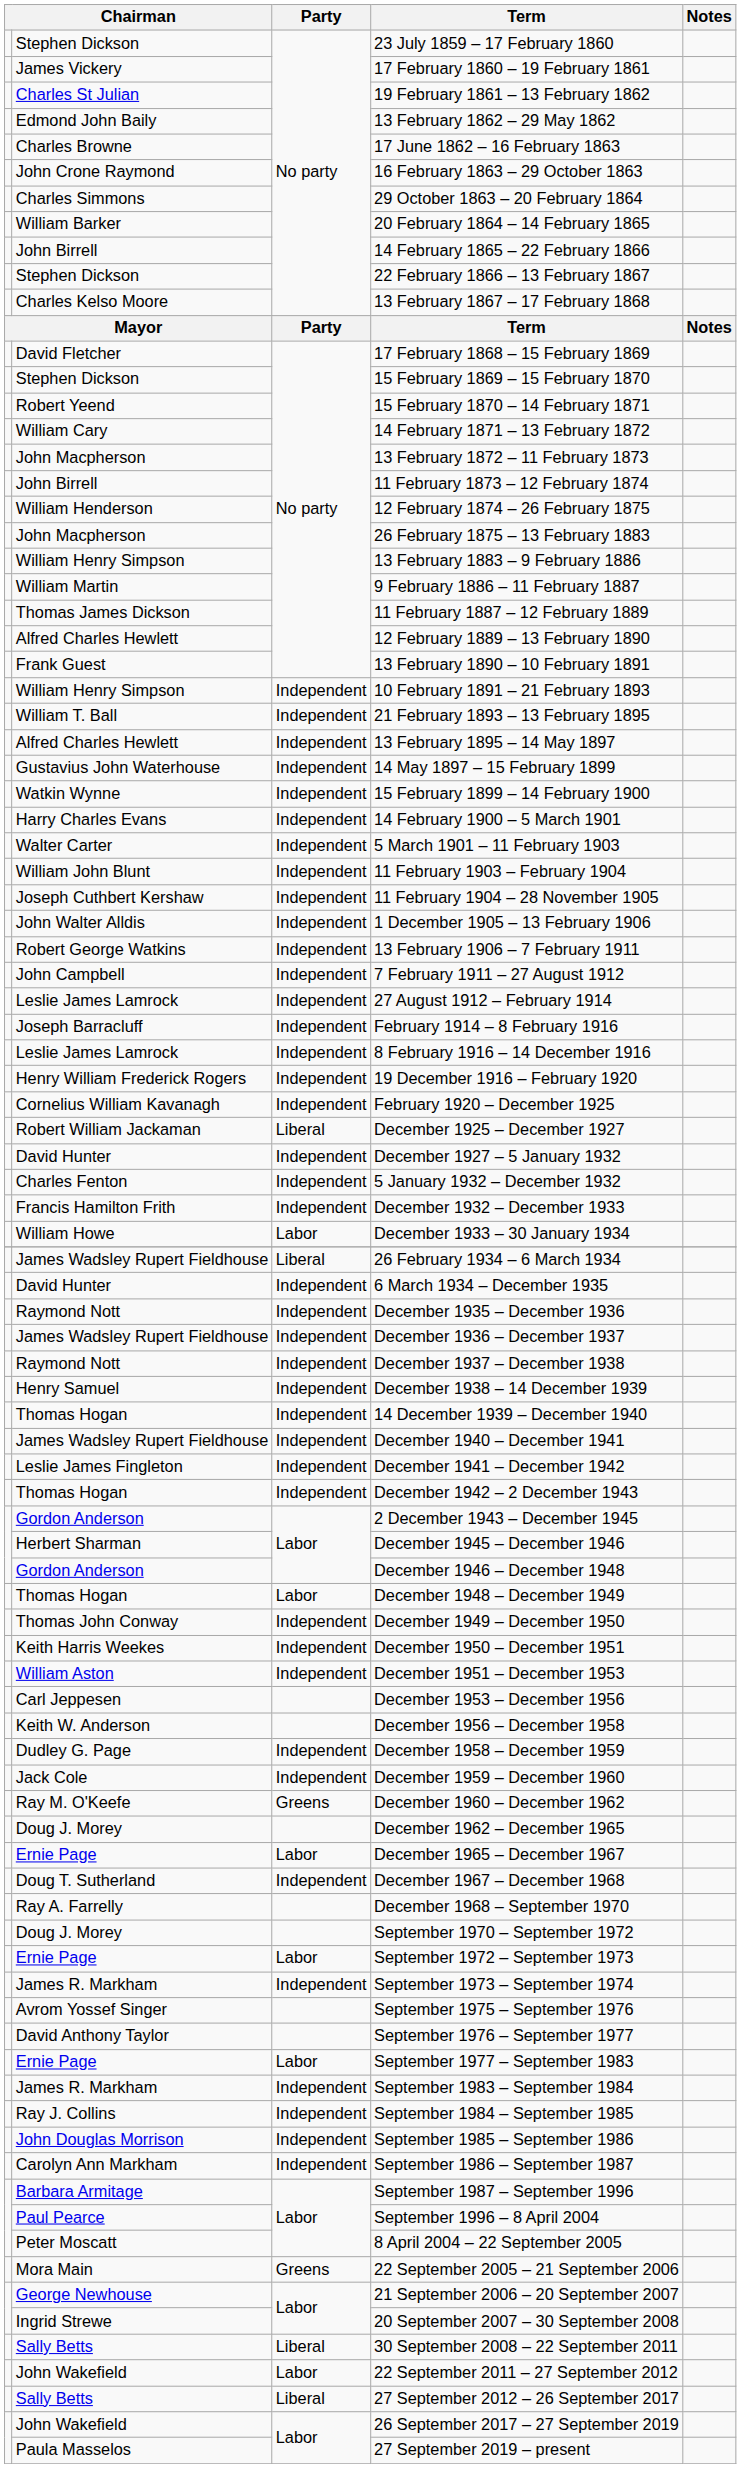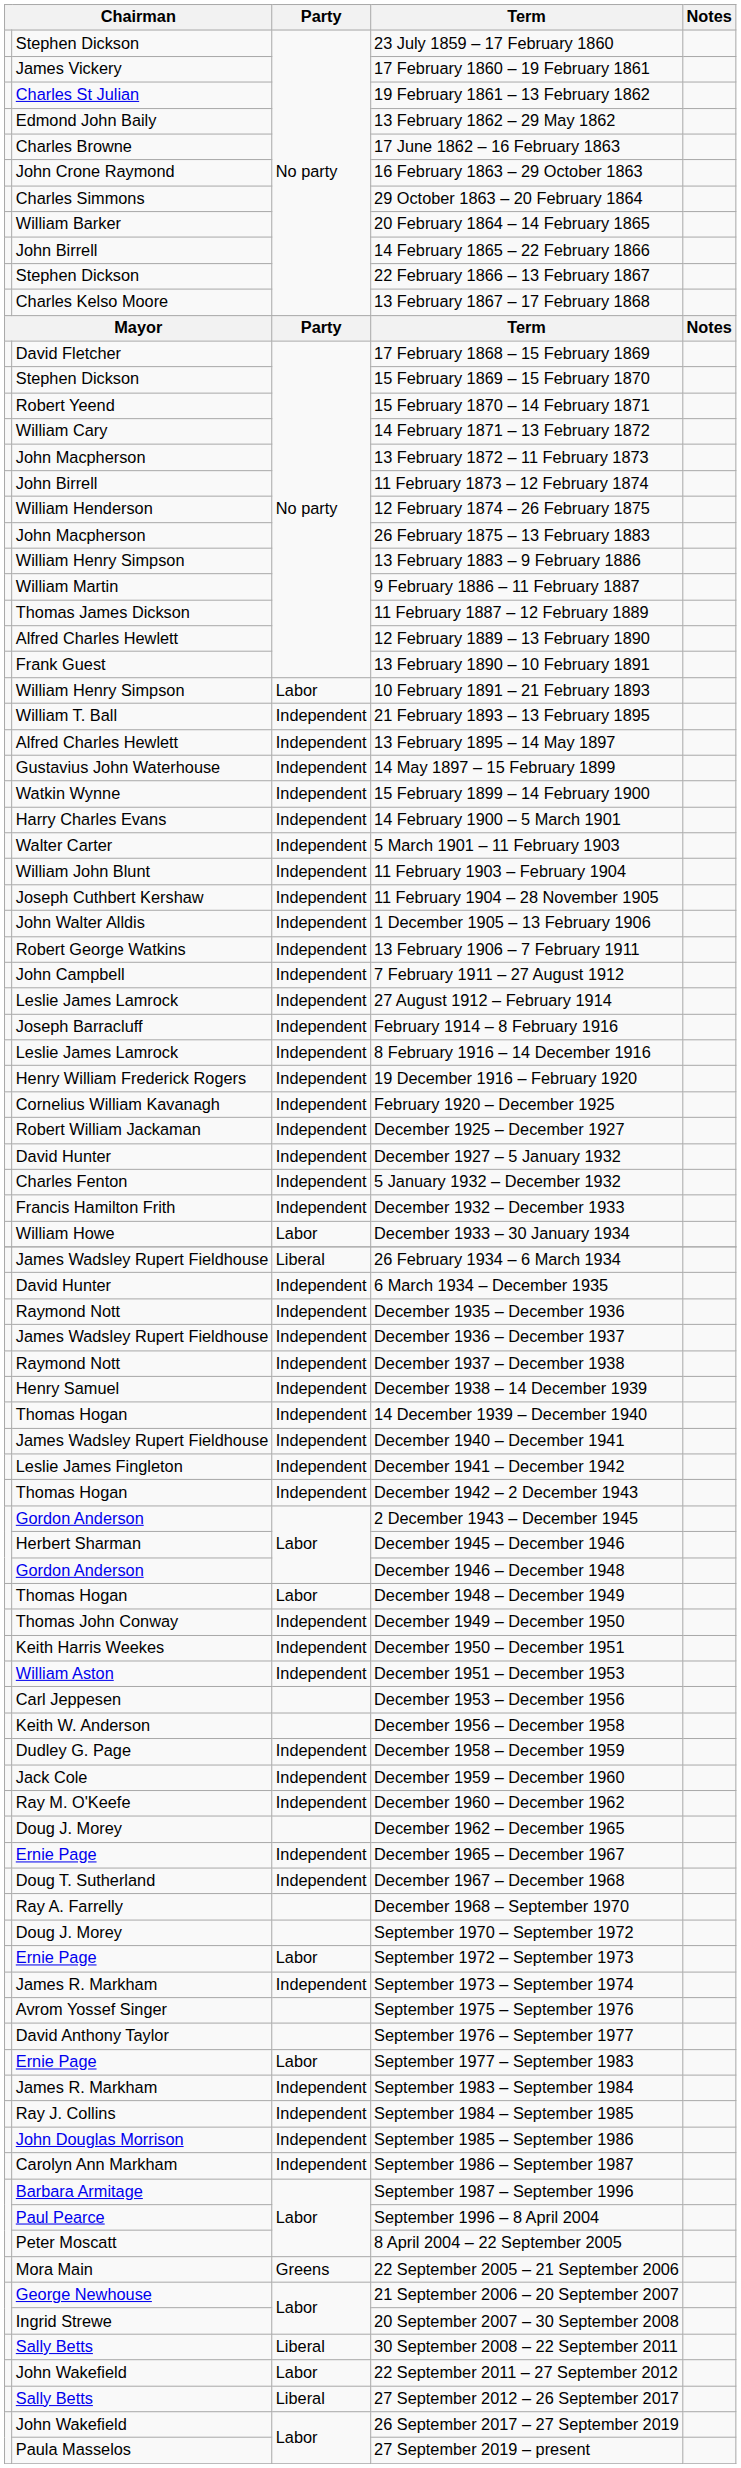(321, 690) Independent -> (297, 690) Labor
(300, 1130) Liberal -> (321, 1130) Independent
(303, 1803) Greens -> (321, 1803) Independent
(297, 1855) Labor -> (321, 1855) Independent
